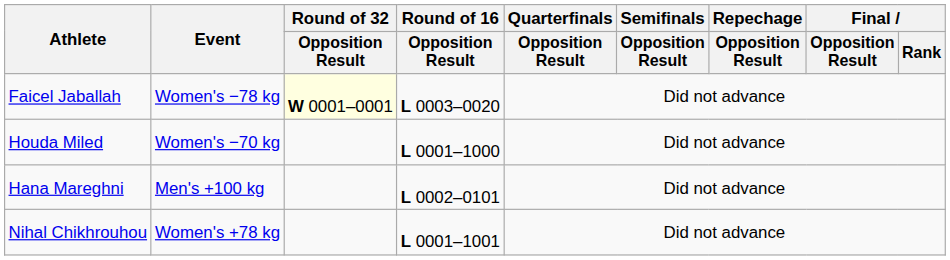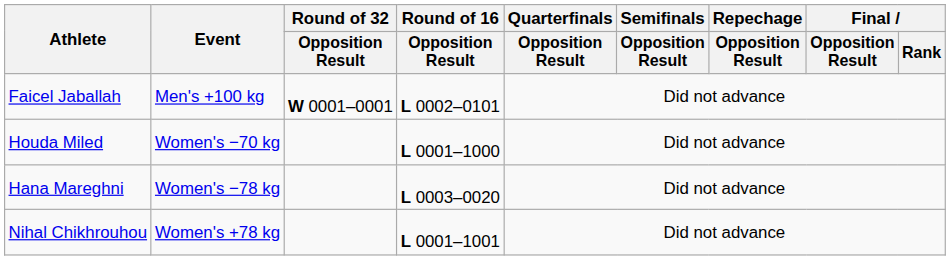(217, 97) Women's −78 kg -> (210, 97) Men's +100 kg
(340, 106) lightyellow background -> (340, 106) no background
(450, 106) L 0003–0020 -> (450, 106) L 0002–0101
(210, 188) Men's +100 kg -> (217, 188) Women's −78 kg
(450, 197) L 0002–0101 -> (450, 197) L 0003–0020
